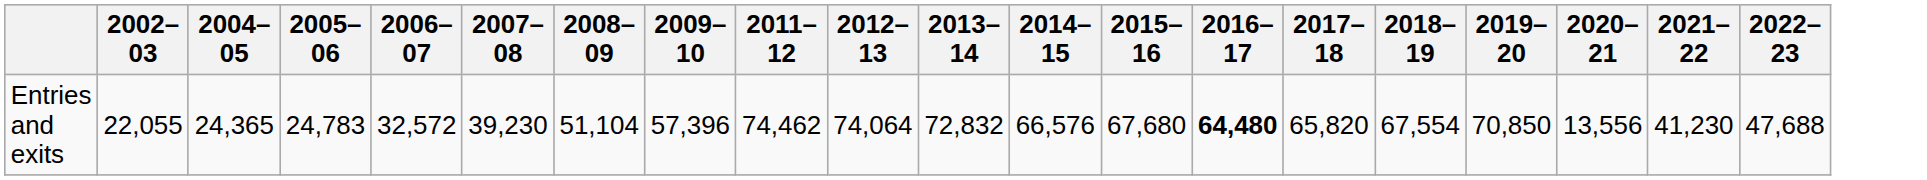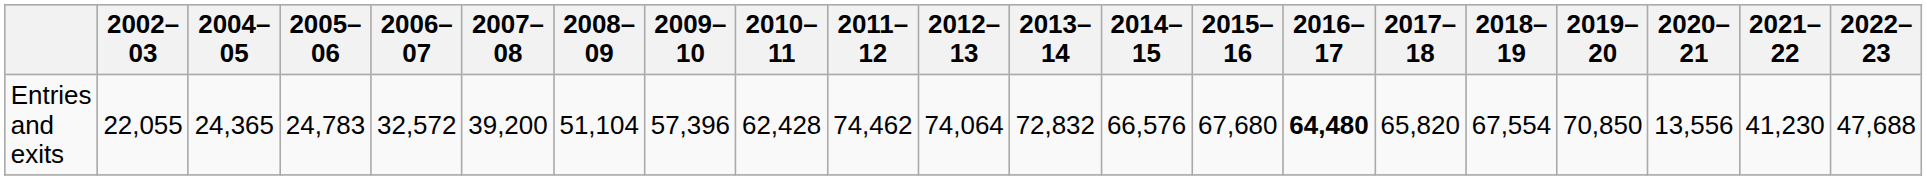+ column: (782, 39)
(508, 124) 39,230 -> (508, 124) 39,200
